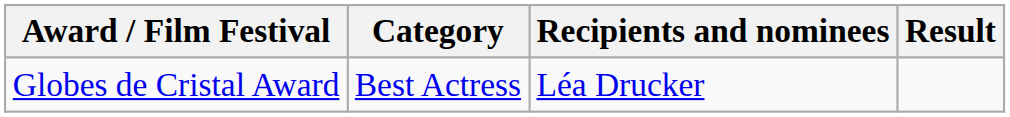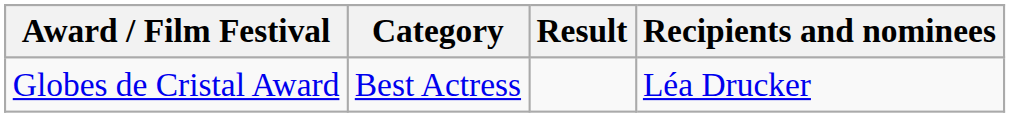columns swapped: (713, 31) <-> (950, 31)
